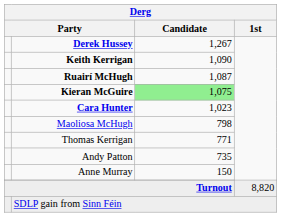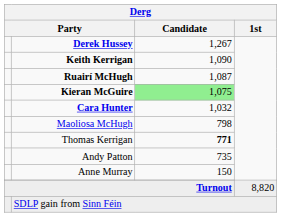(220, 108) 1,023 -> (220, 108) 1,032
(224, 140) normal -> (224, 140) bold
